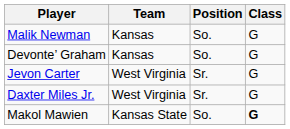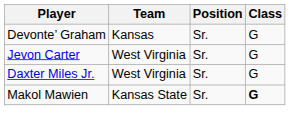- row: (49, 34)
(202, 54) So. -> (200, 34) Sr.
(202, 114) So. -> (200, 94) Sr.
